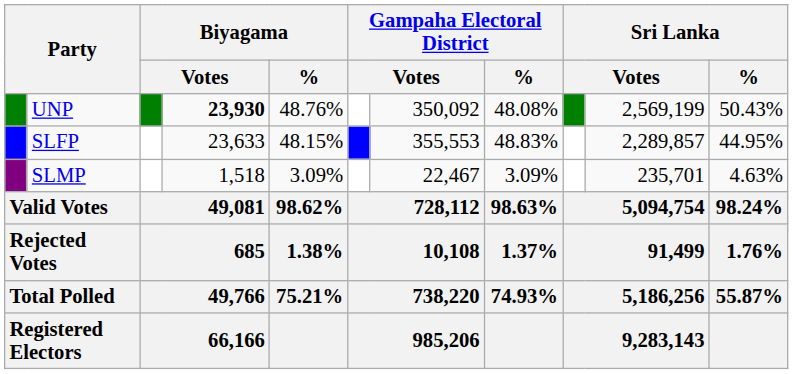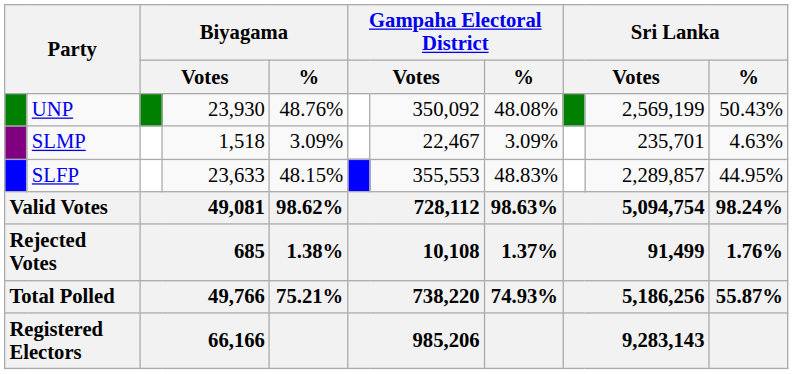(236, 109) bold -> (236, 109) normal
rows swapped: (55, 142) <-> (59, 175)
